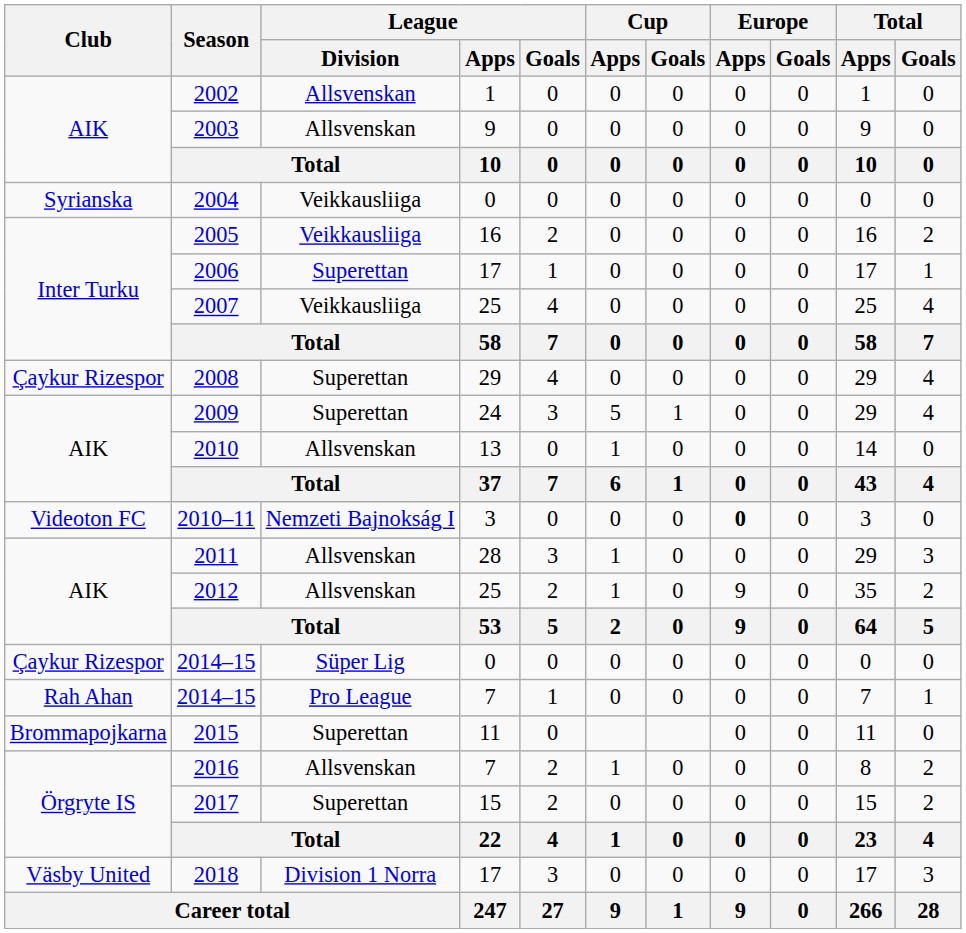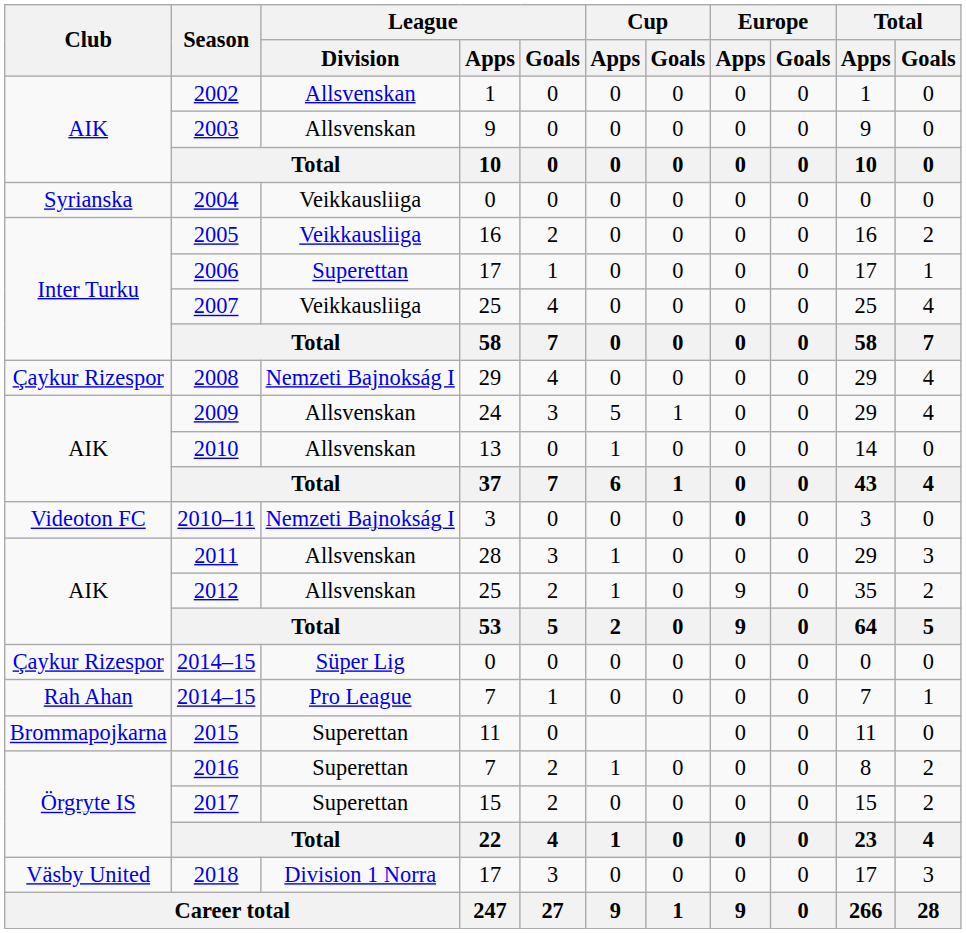(360, 377) Superettan -> (360, 377) Nemzeti Bajnokság I
(360, 413) Superettan -> (360, 413) Allsvenskan
(360, 768) Allsvenskan -> (360, 768) Superettan
